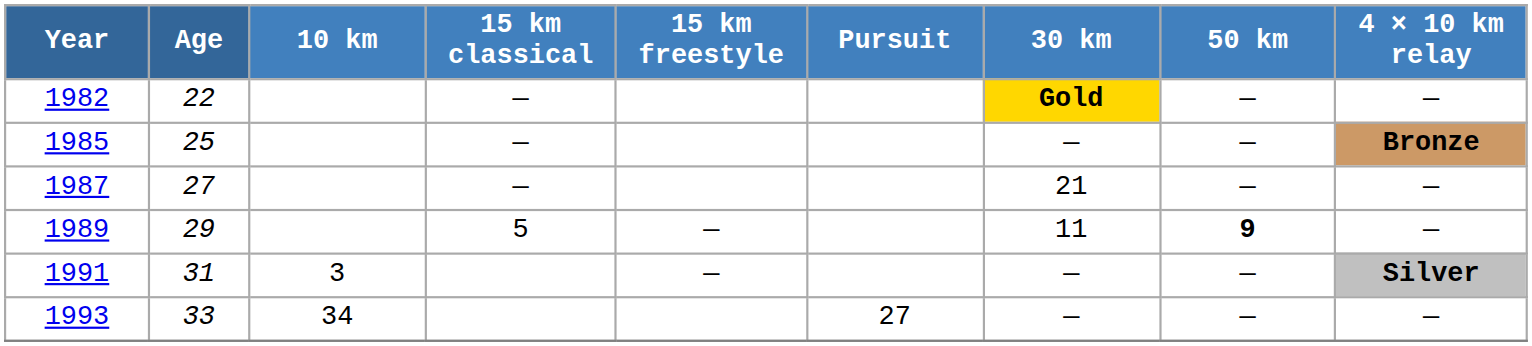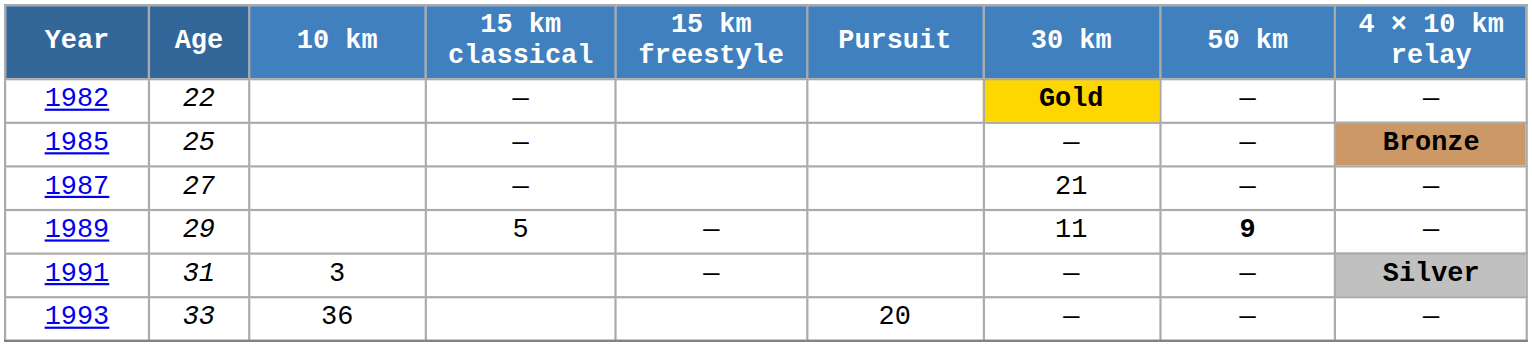(337, 318) 34 -> (337, 318) 36
(895, 318) 27 -> (895, 318) 20
